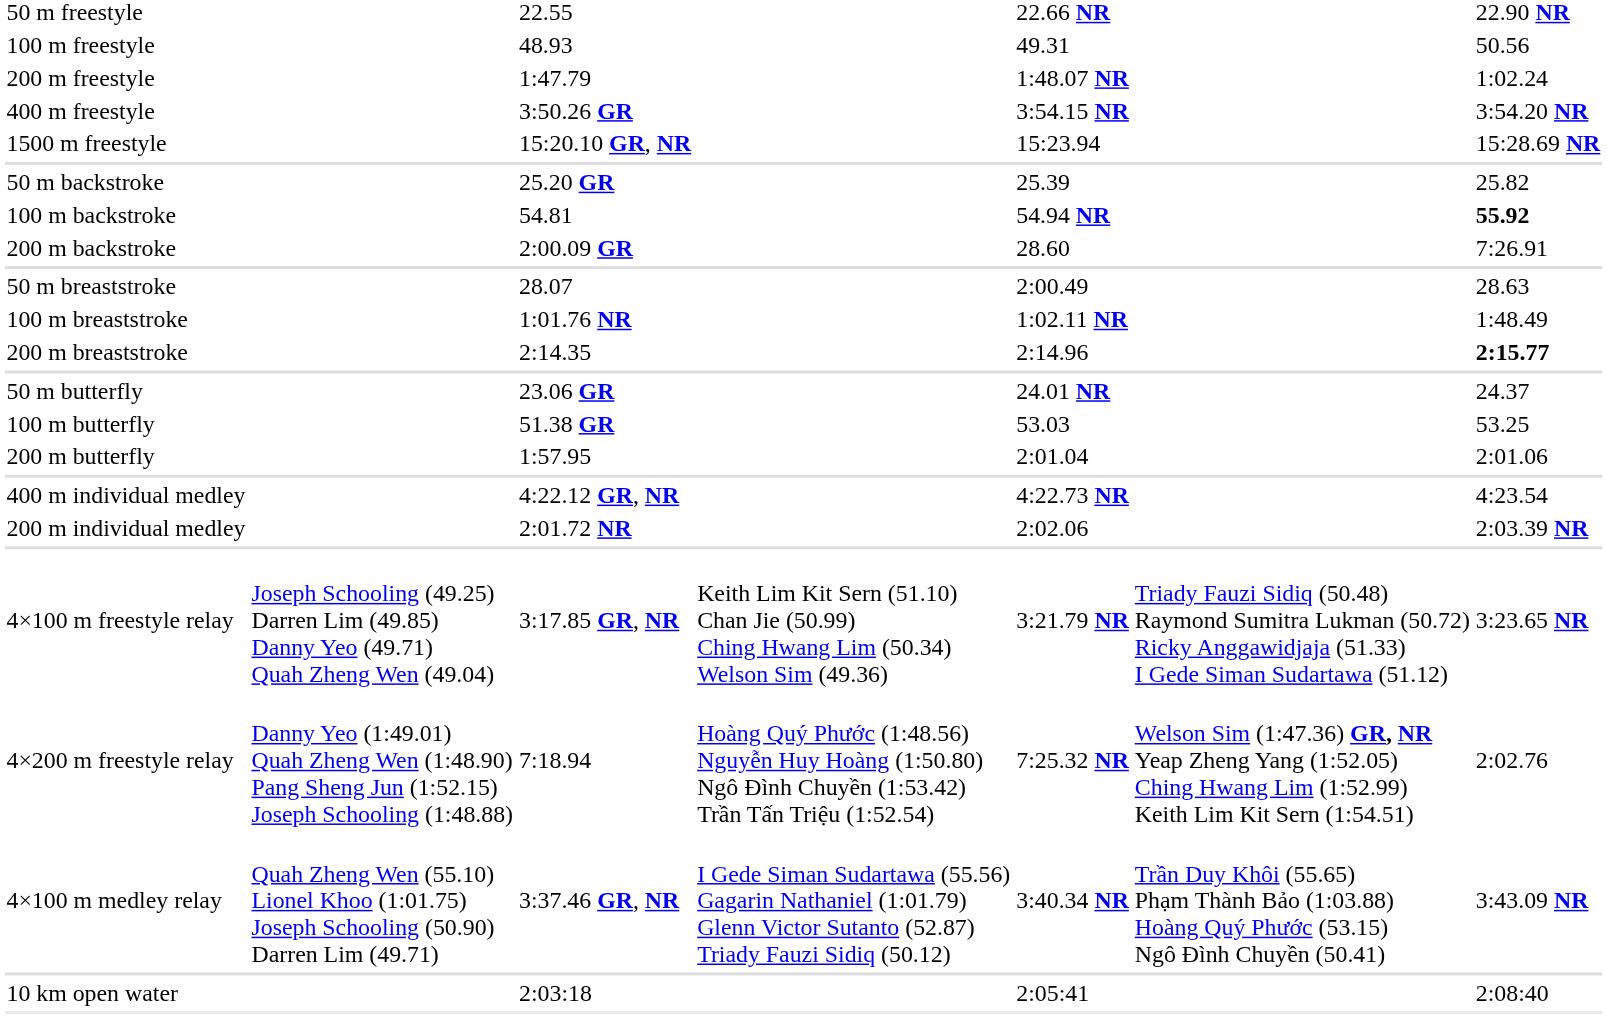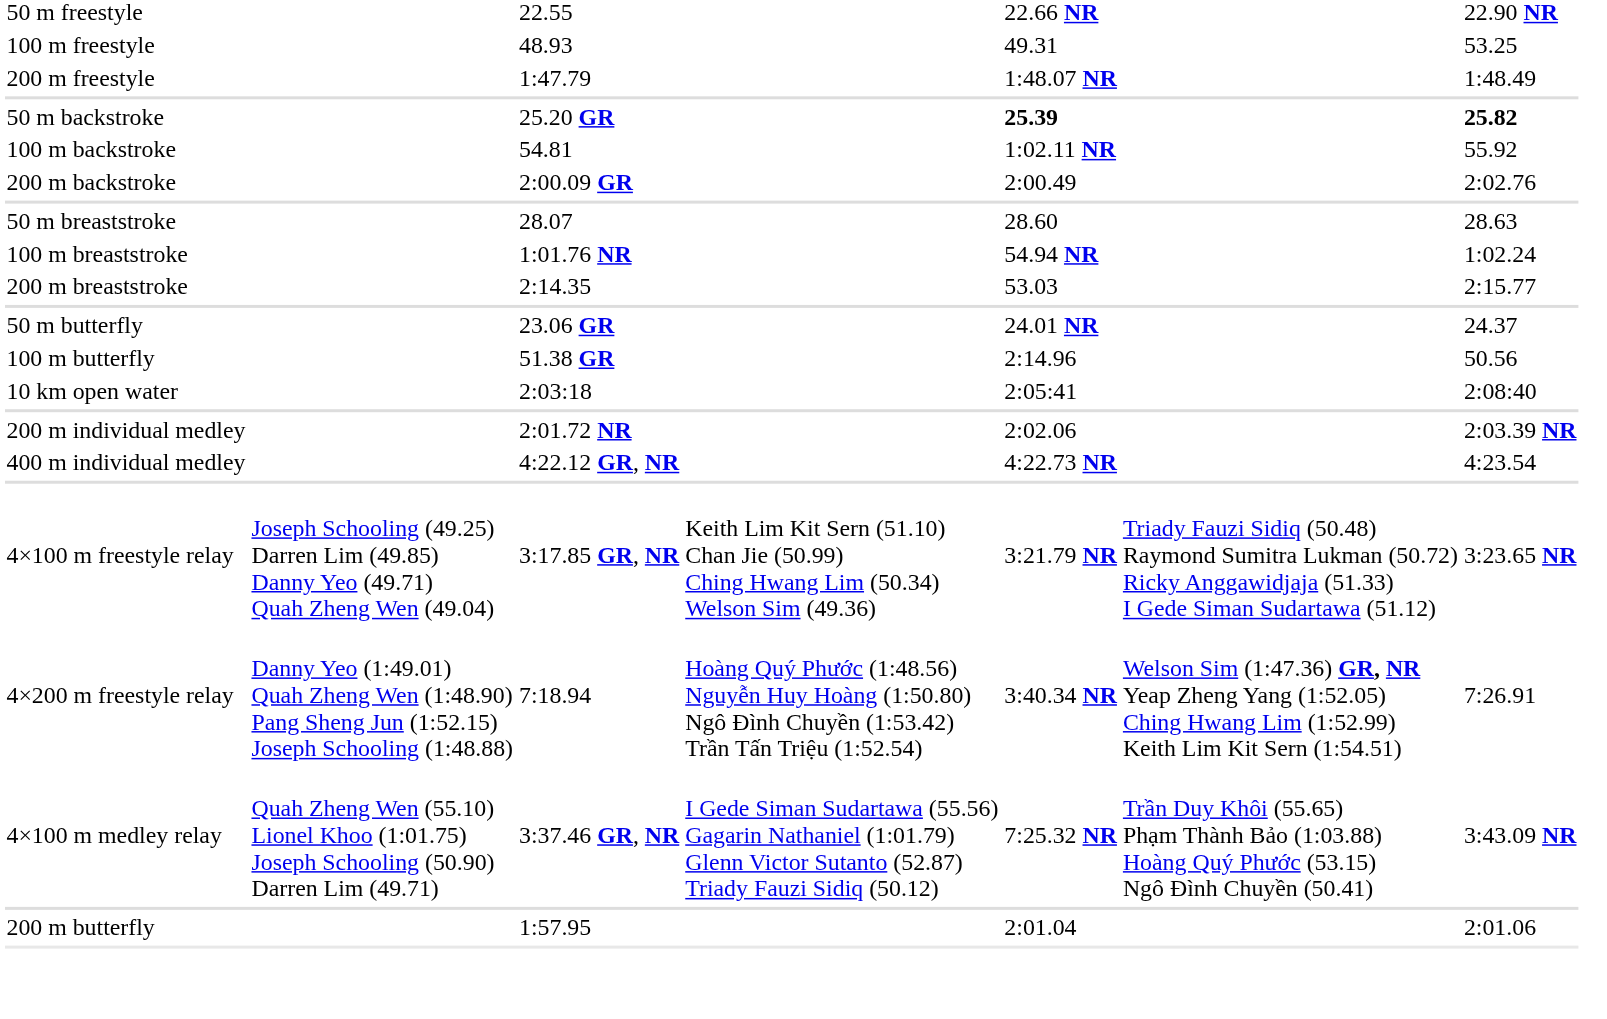(1503, 45) 50.56 -> (1491, 45) 53.25
(1512, 78) 1:02.24 -> (1500, 78) 1:48.49
- row: (81, 110)
- row: (87, 143)
(1043, 182) normal -> (1031, 116) bold
(1503, 182) normal -> (1491, 116) bold
(1063, 215) 54.94 NR -> (1060, 149) 1:02.11 NR
(1503, 215) bold -> (1491, 149) normal
(1043, 248) 28.60 -> (1040, 182) 2:00.49
(1512, 248) 7:26.91 -> (1500, 182) 2:02.76
(1052, 286) 2:00.49 -> (1031, 221) 28.60
(1072, 319) 1:02.11 NR -> (1051, 254) 54.94 NR
(1512, 319) 1:48.49 -> (1500, 254) 1:02.24
(1052, 352) 2:14.96 -> (1031, 286) 53.03
(1513, 352) bold -> (1500, 286) normal
(1043, 423) 53.03 -> (1040, 358) 2:14.96
(1503, 423) 53.25 -> (1491, 358) 50.56
rows swapped: (81, 456) <-> (92, 993)
rows swapped: (126, 528) <-> (126, 495)
(1073, 760) 7:25.32 NR -> (1061, 695) 3:40.34 NR
(1512, 760) 2:02.76 -> (1500, 695) 7:26.91
(1073, 900) 3:40.34 NR -> (1061, 835) 7:25.32 NR
